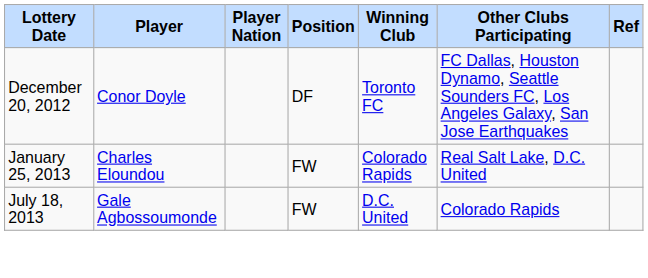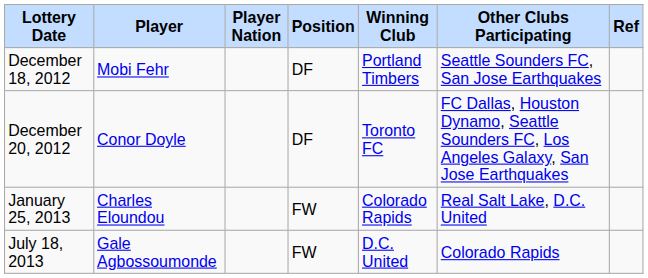+ row: (45, 69)
